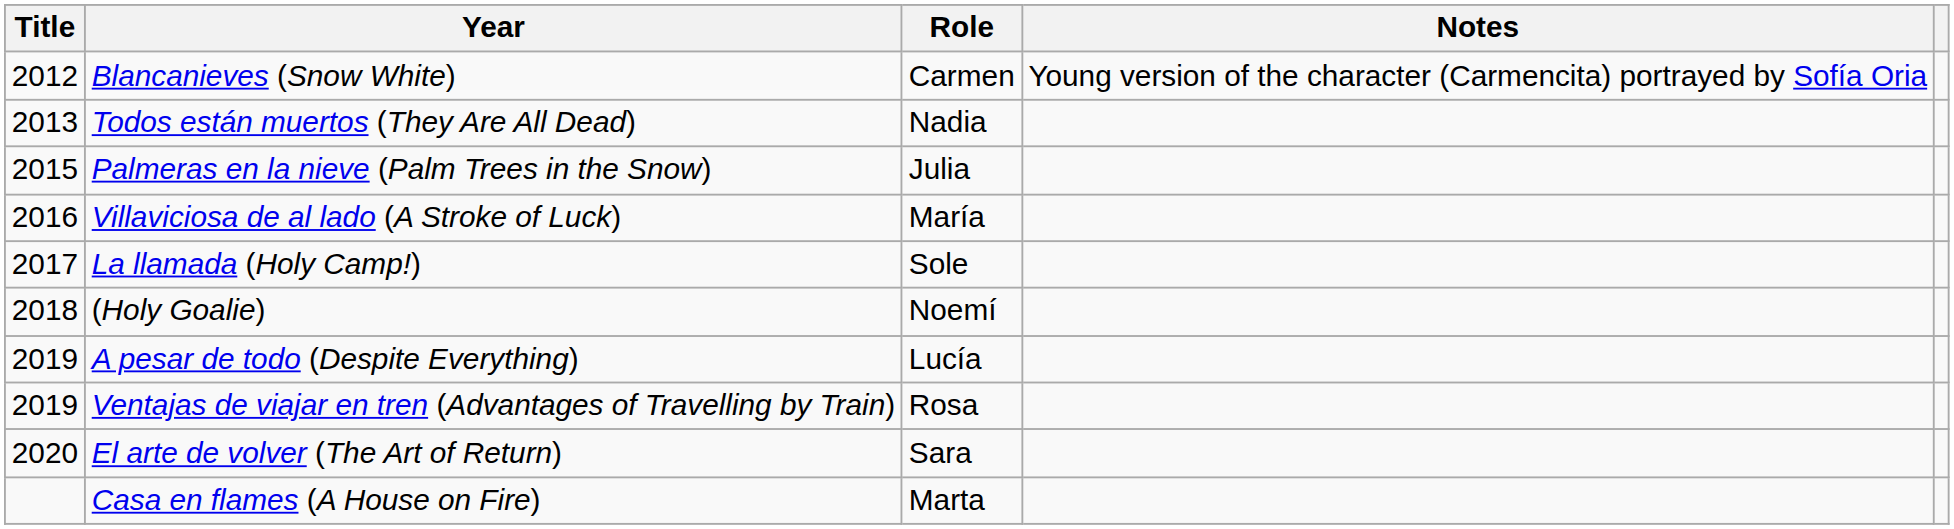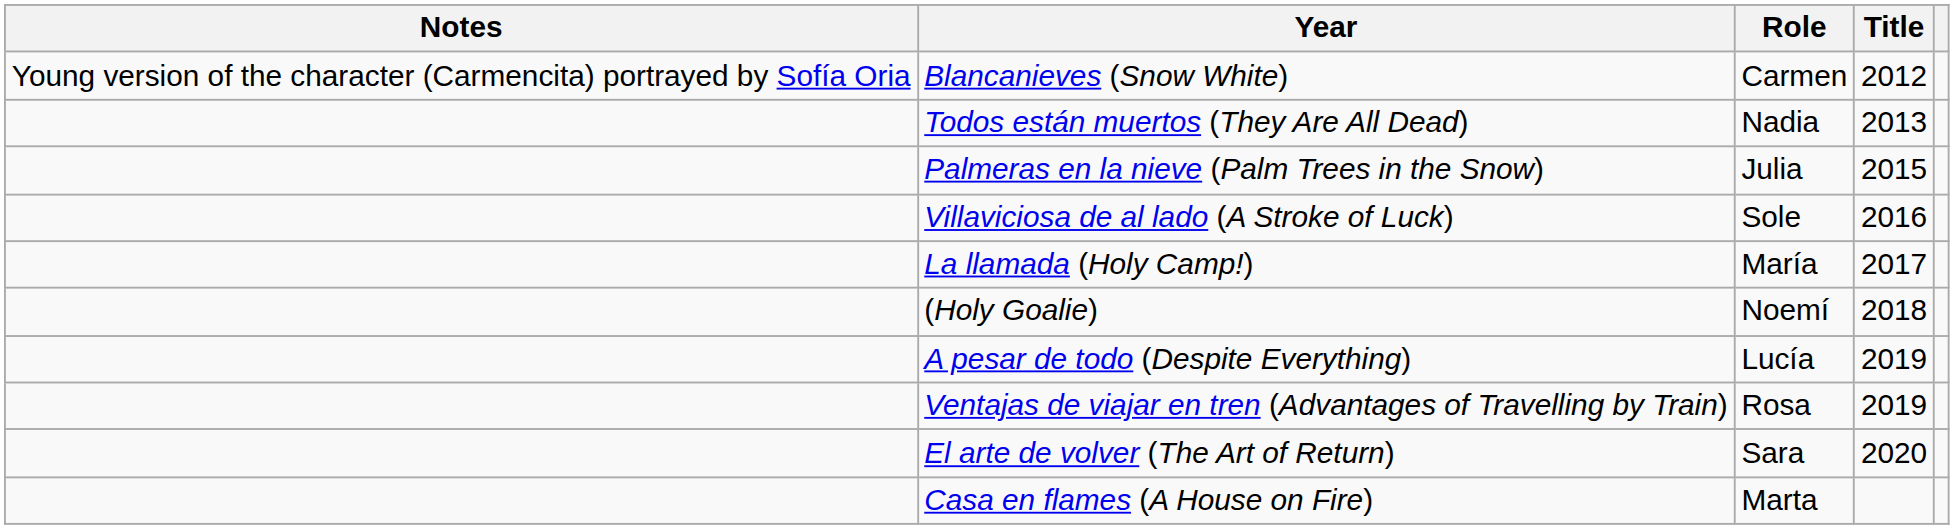columns swapped: (45, 28) <-> (1478, 28)
(947, 216) María -> (1771, 216) Sole
(939, 264) Sole -> (1779, 264) María
